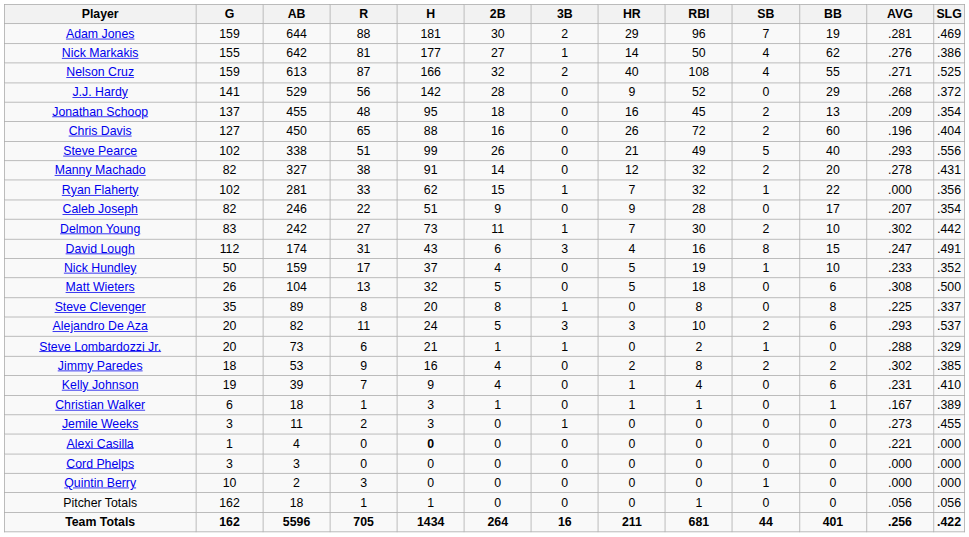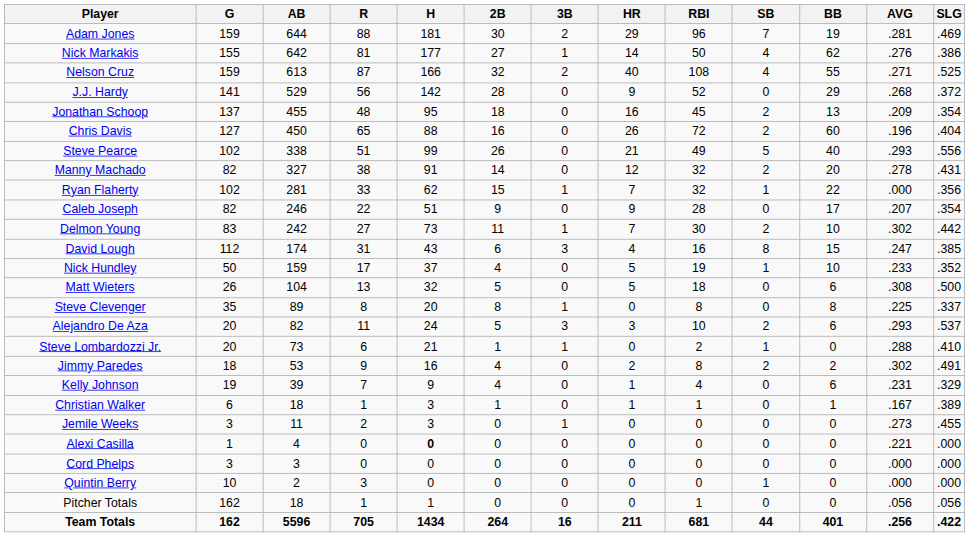(949, 248) .491 -> (949, 248) .385
(949, 346) .329 -> (949, 346) .410
(949, 365) .385 -> (949, 365) .491
(949, 385) .410 -> (949, 385) .329
